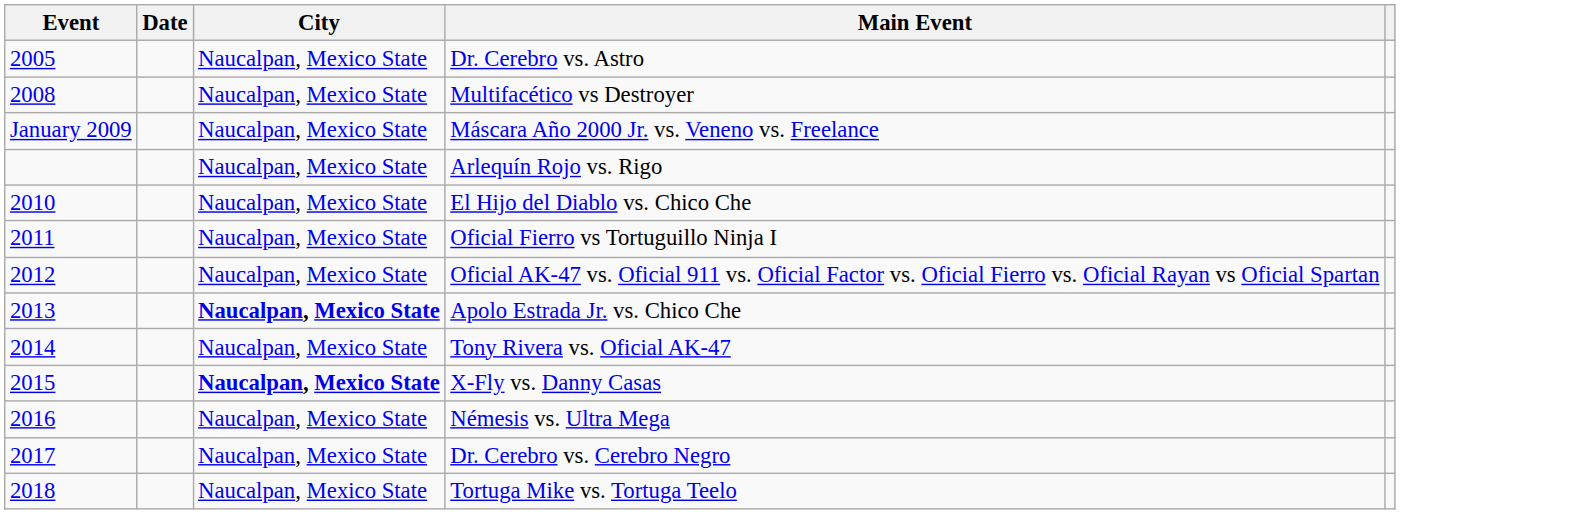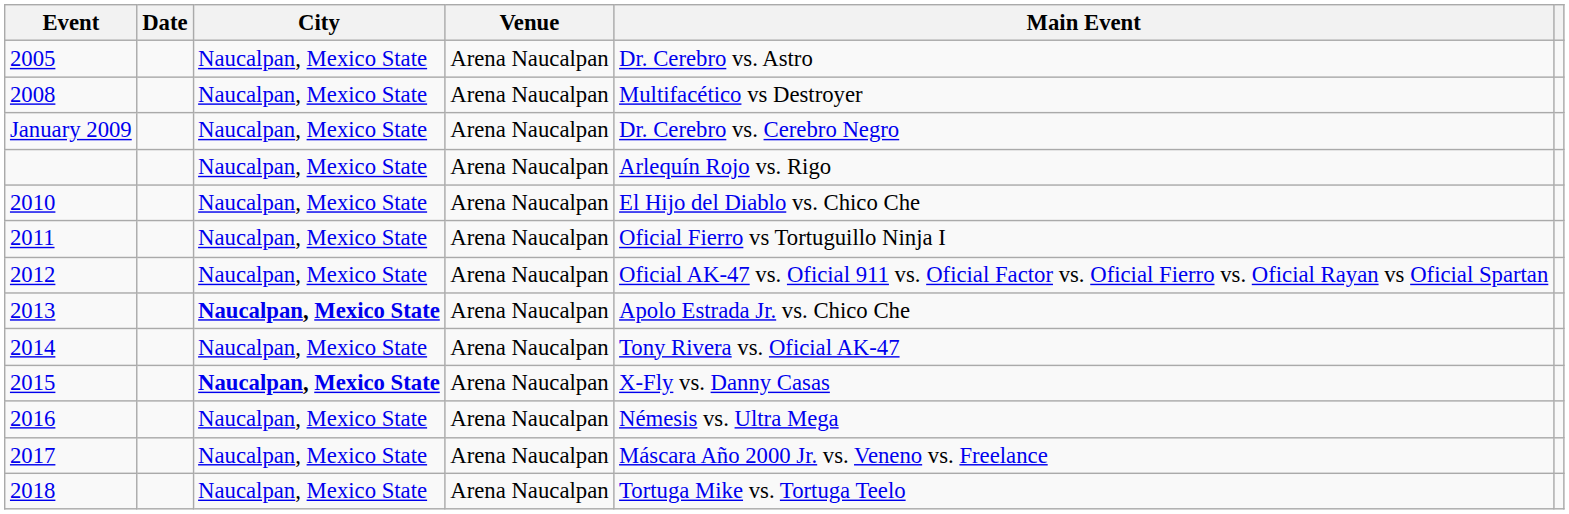+ column: (529, 22)
(665, 130) Máscara Año 2000 Jr. vs. Veneno vs. Freelance -> (759, 130) Dr. Cerebro vs. Cerebro Negro
(590, 454) Dr. Cerebro vs. Cerebro Negro -> (833, 454) Máscara Año 2000 Jr. vs. Veneno vs. Freelance
